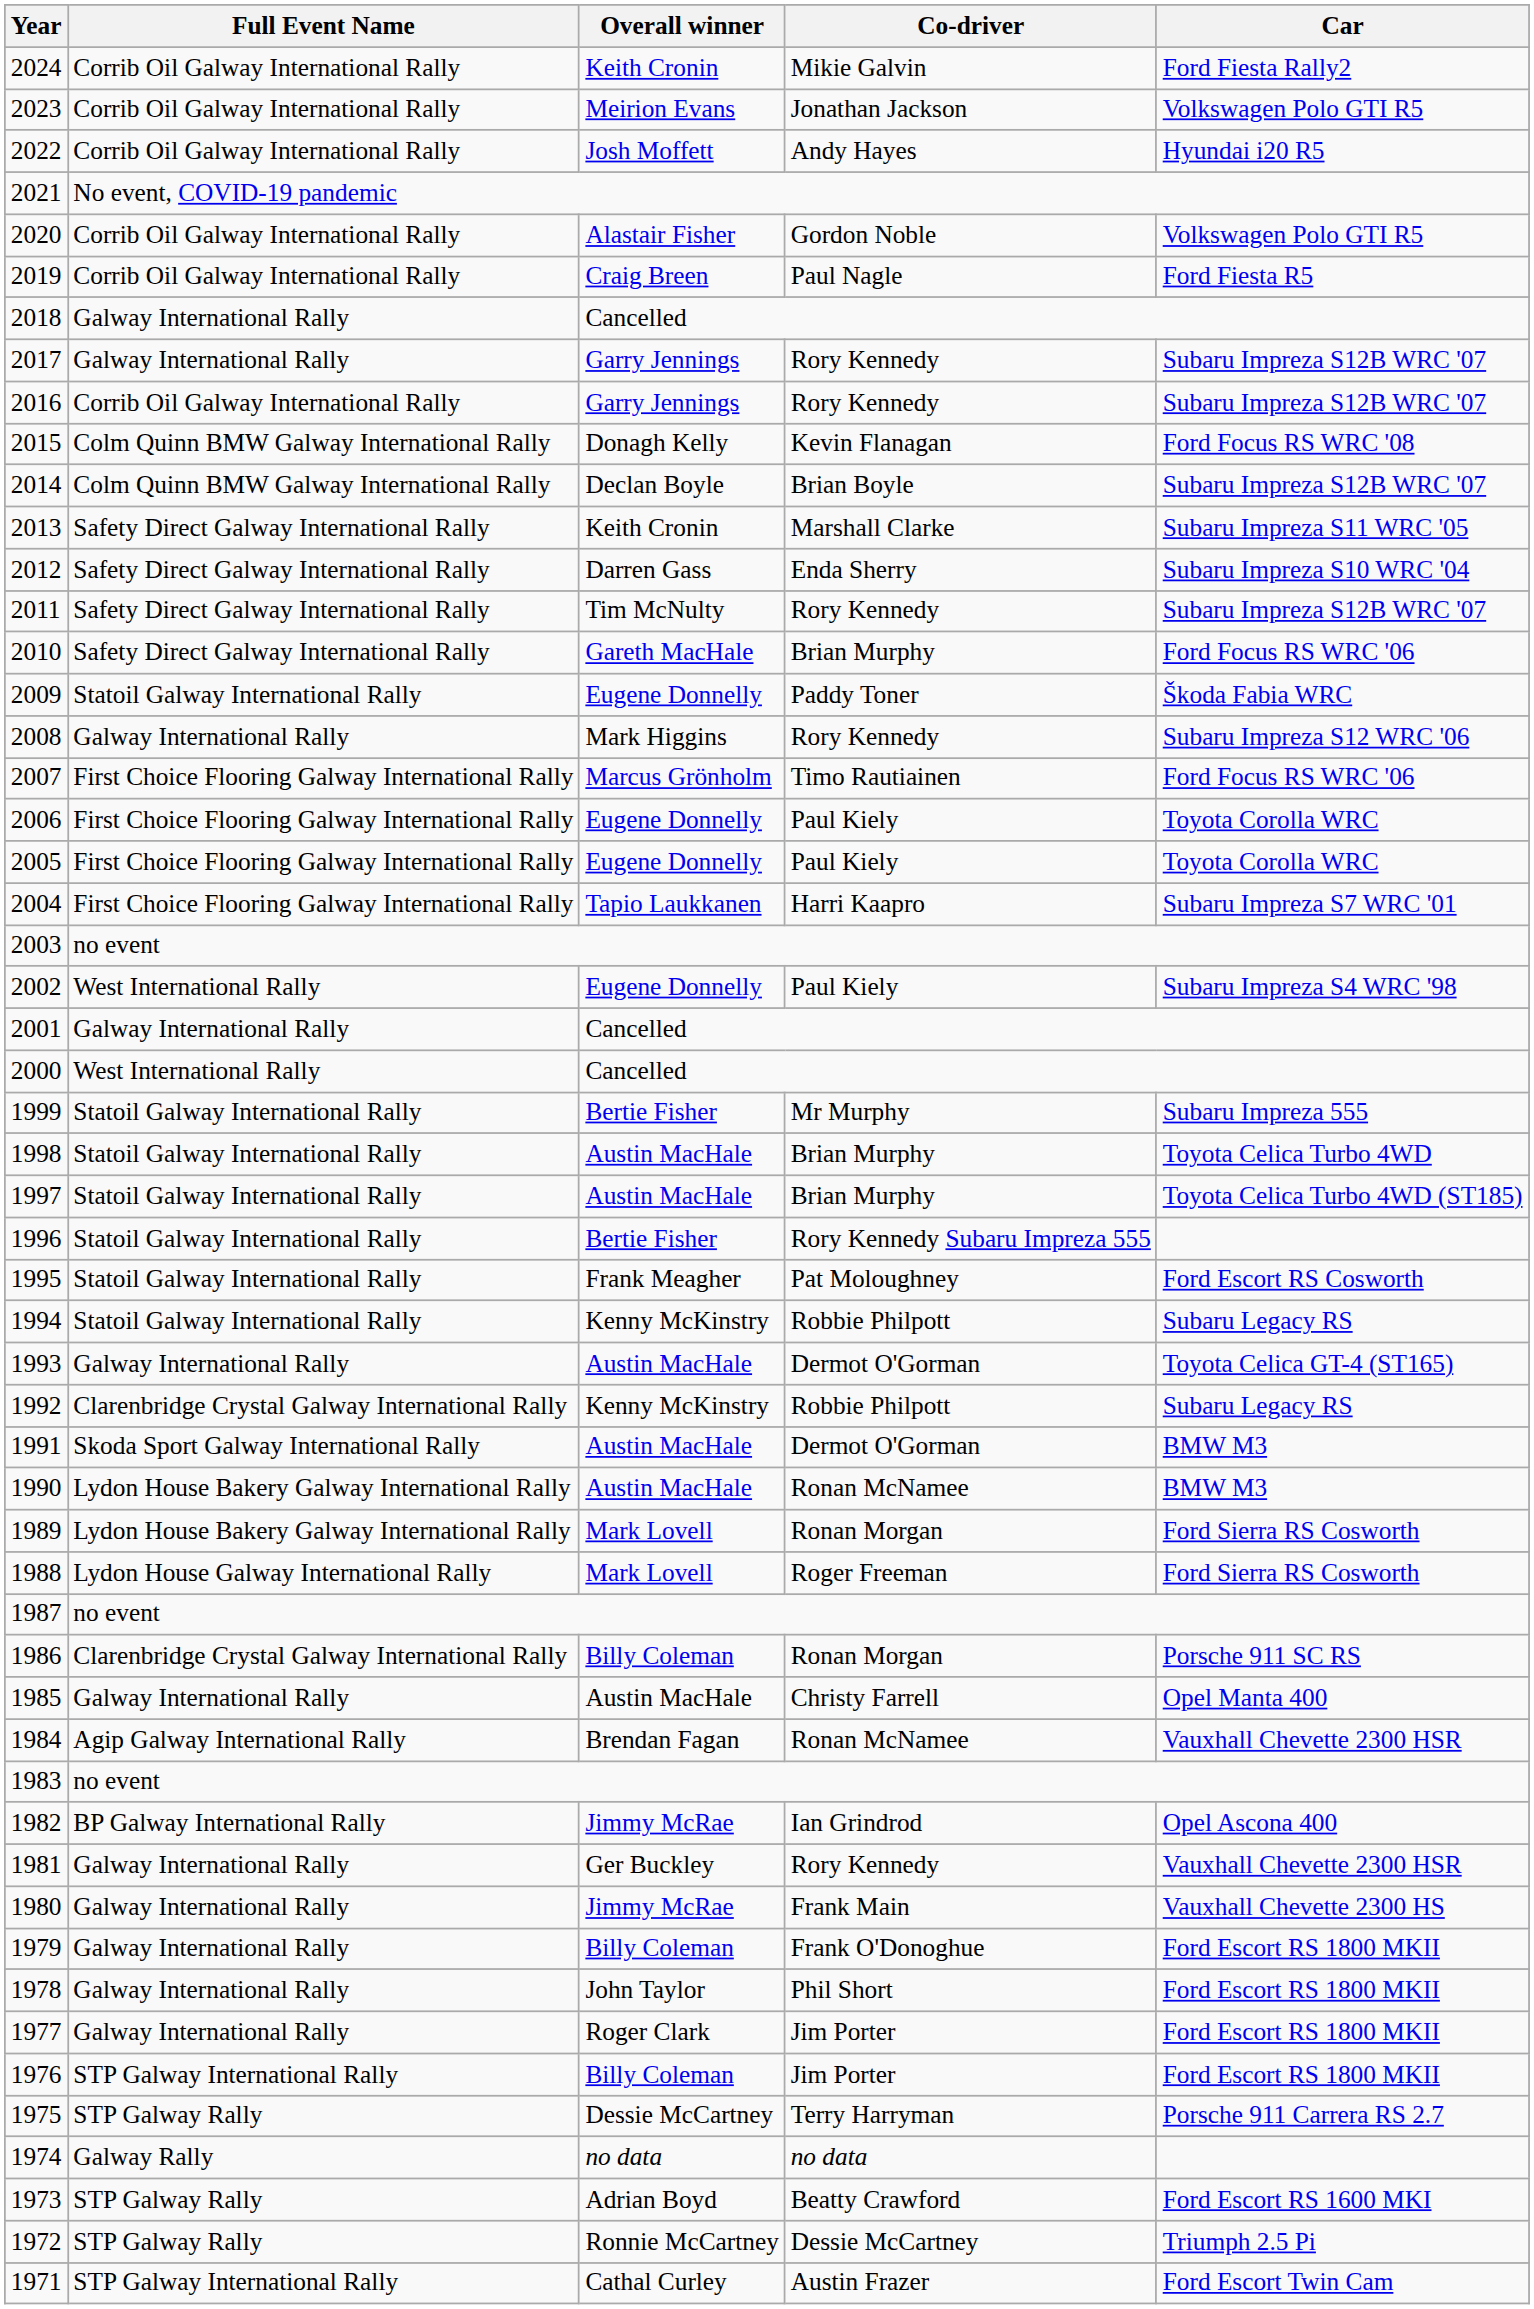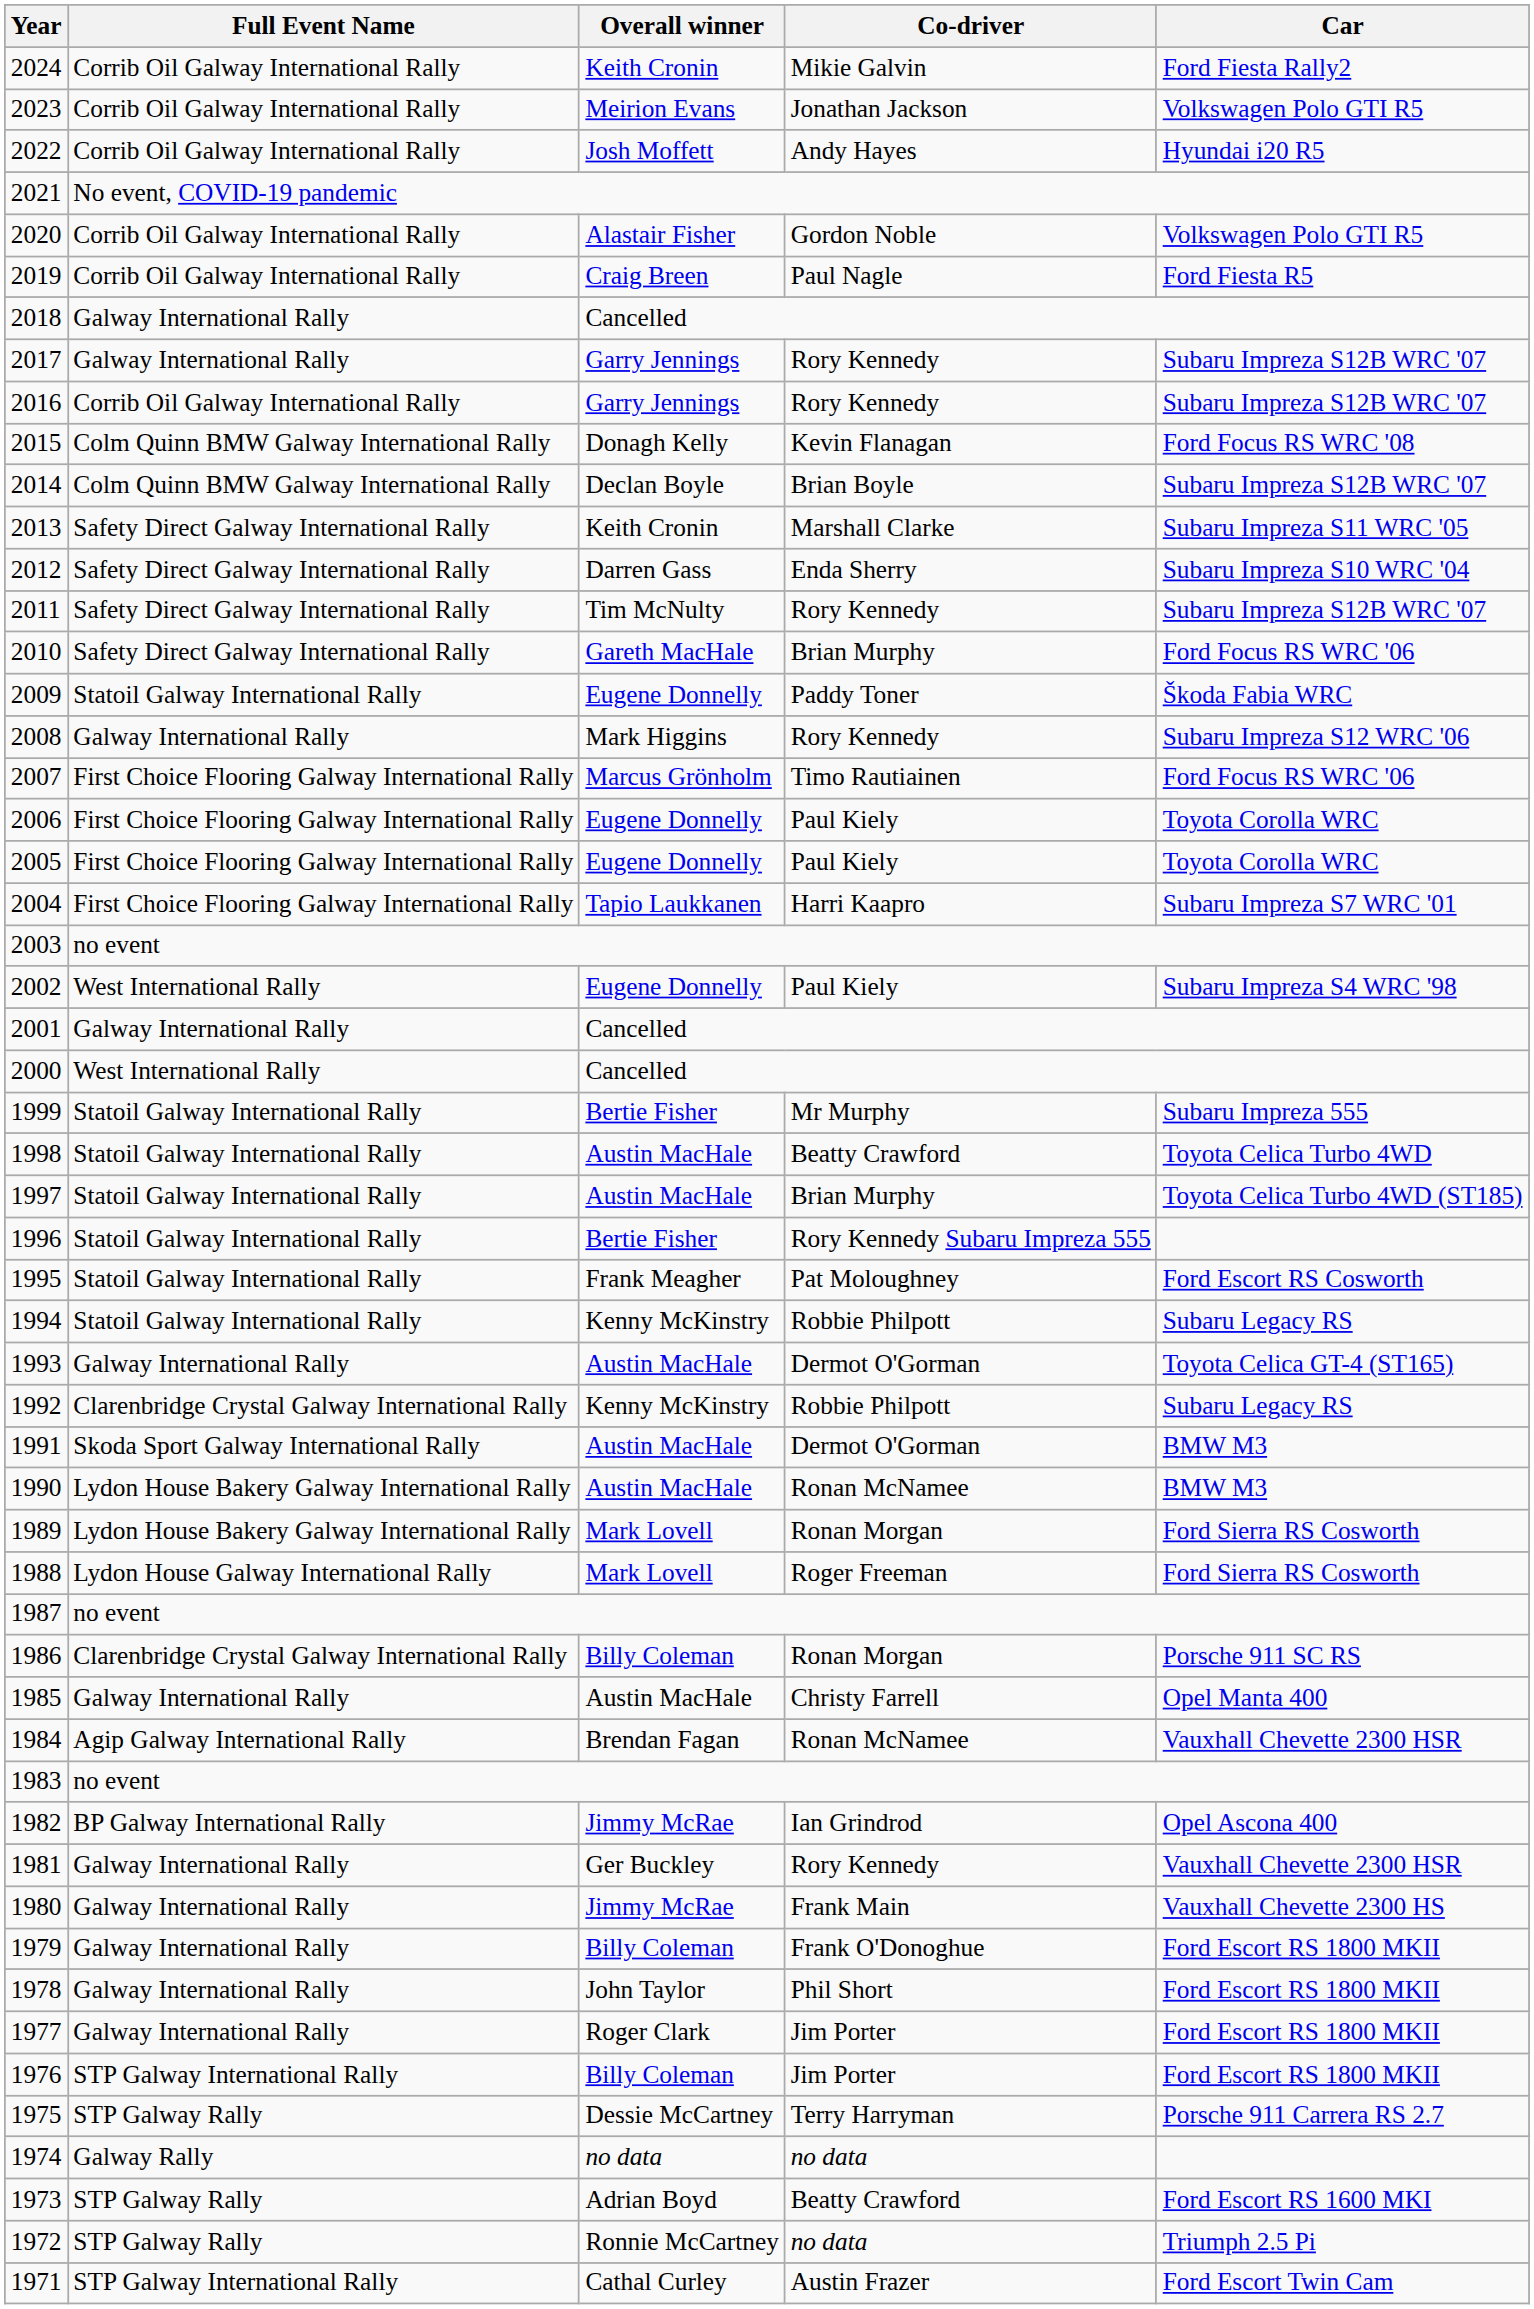(863, 1154) Brian Murphy -> (875, 1154) Beatty Crawford
(885, 2241) Dessie McCartney -> (829, 2241) no data
